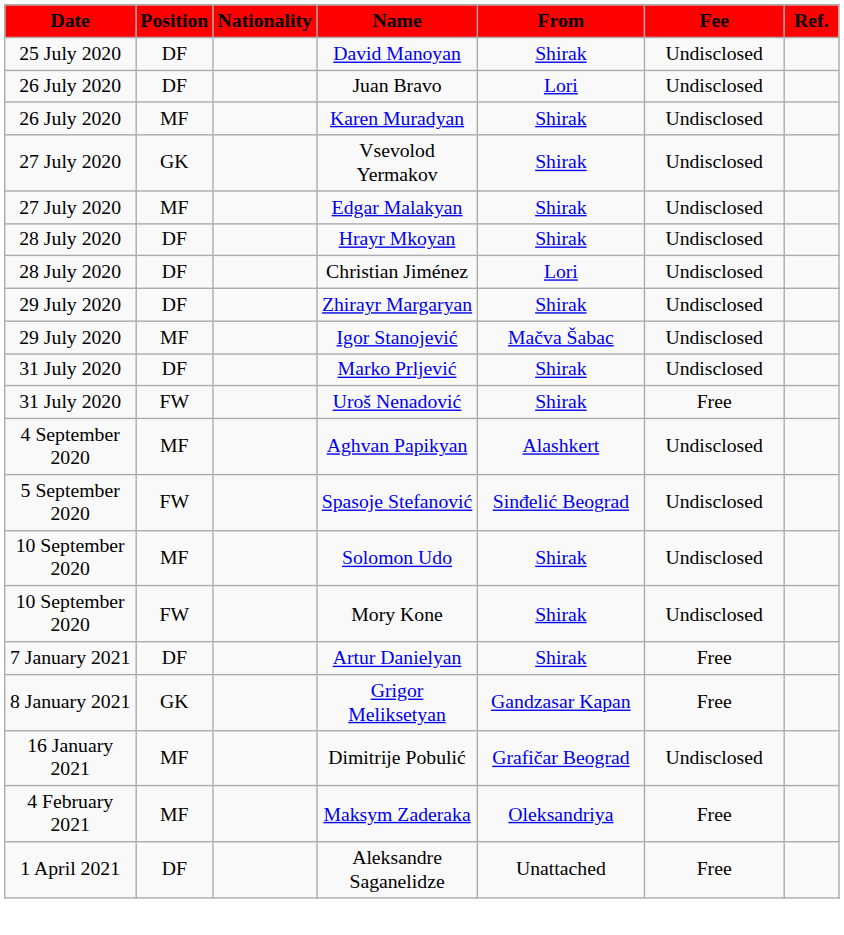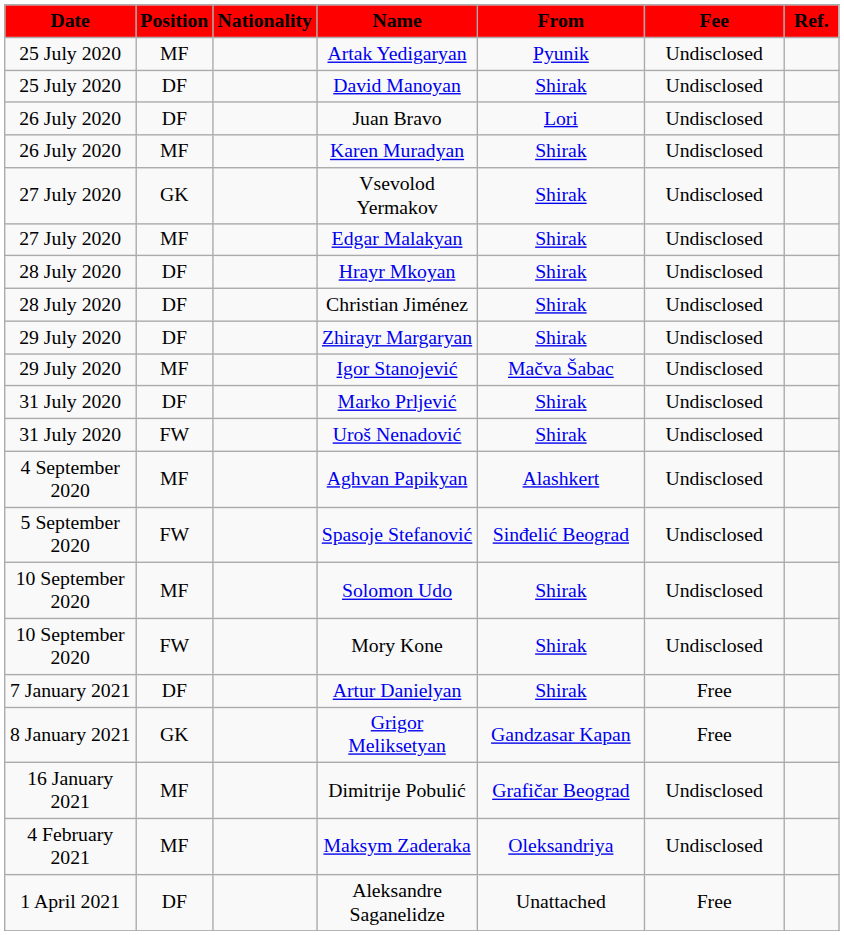+ row: (397, 53)
(561, 272) Lori -> (561, 304) Shirak
(714, 402) Free -> (714, 434) Undisclosed
(714, 814) Free -> (714, 846) Undisclosed
